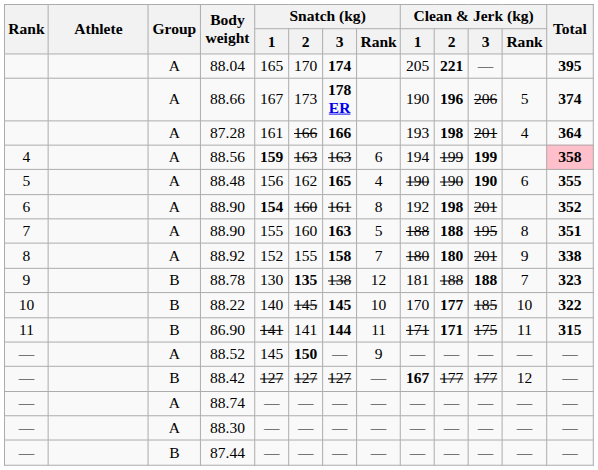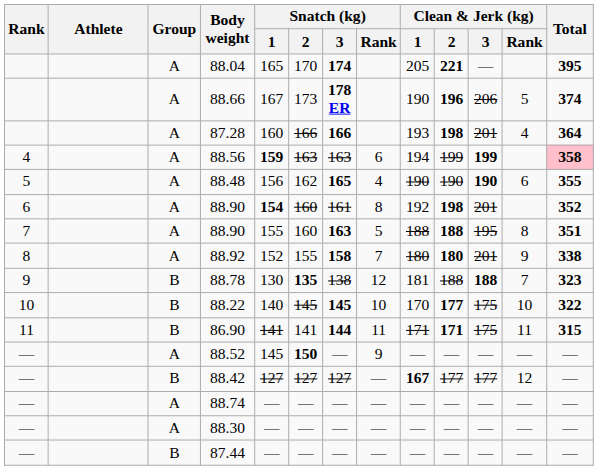(272, 132) 161 -> (272, 132) 160
(486, 305) 185 -> (486, 305) 175
